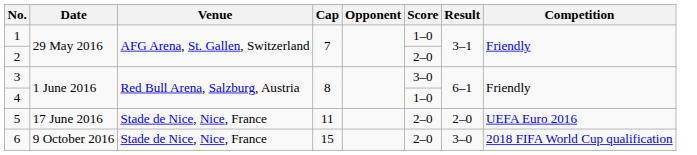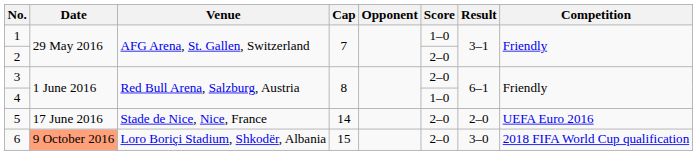(423, 77) 3–0 -> (439, 77) 2–0
(327, 118) 11 -> (344, 118) 14
(74, 139) no background -> (74, 139) lightsalmon background
(194, 139) Stade de Nice, Nice, France -> (223, 139) Loro Boriçi Stadium, Shkodër, Albania
